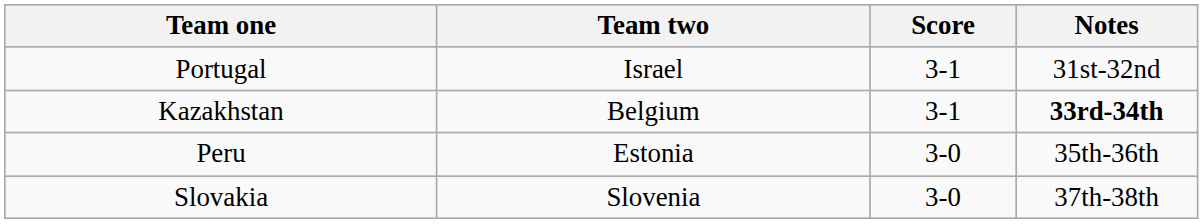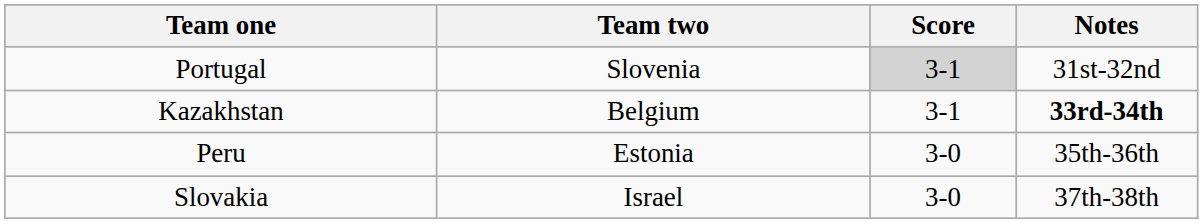(653, 68) Israel -> (653, 68) Slovenia
(943, 68) no background -> (943, 68) lightgrey background
(653, 196) Slovenia -> (653, 196) Israel
